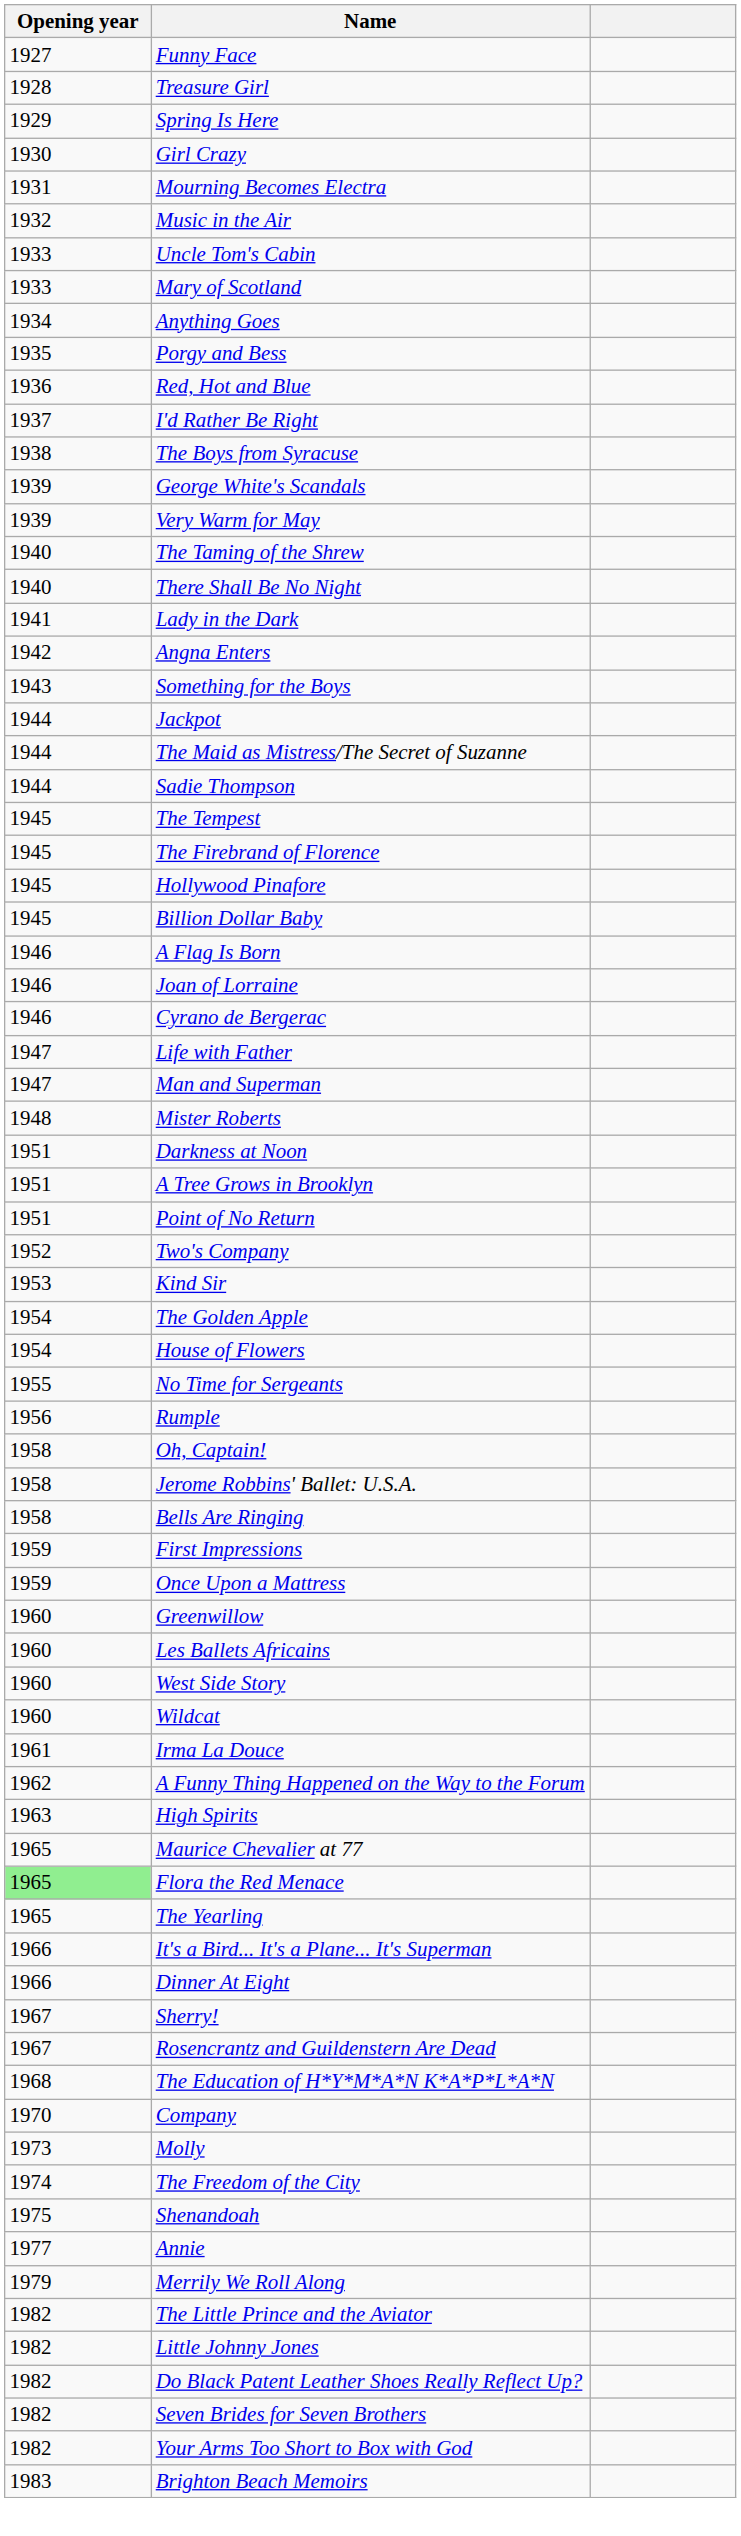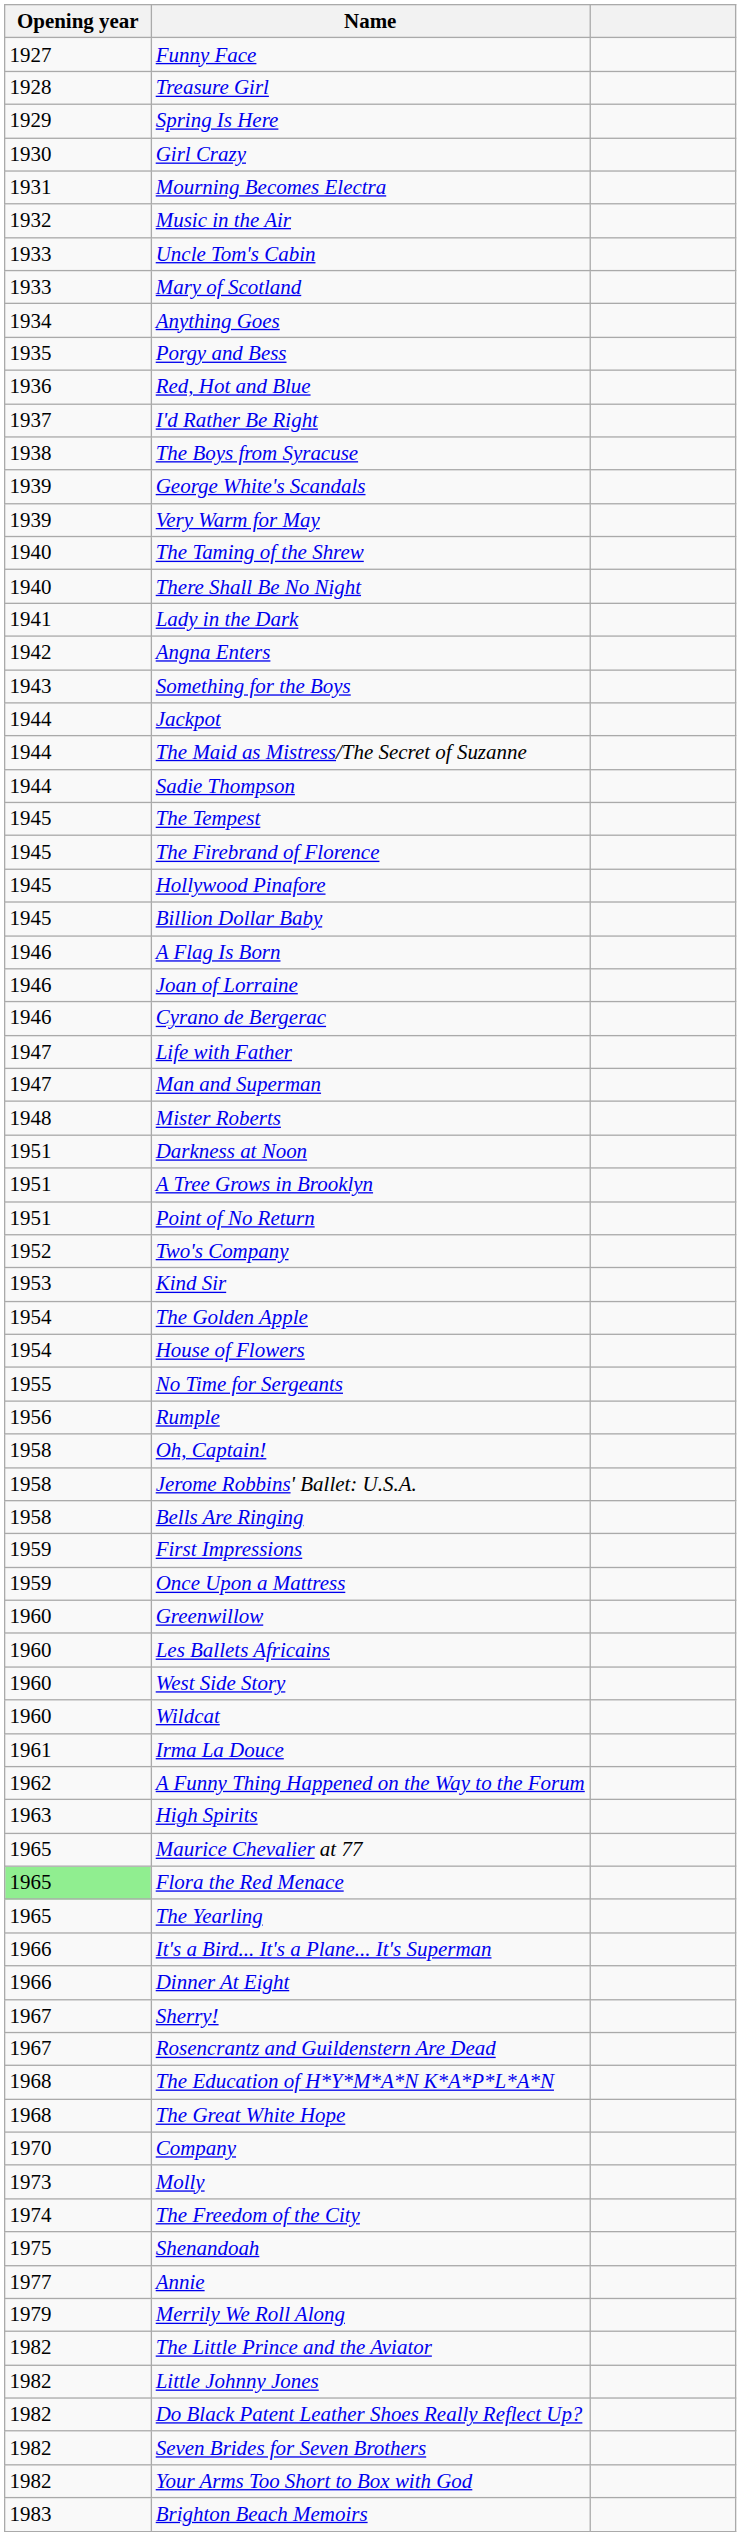+ row: (251, 2115)
